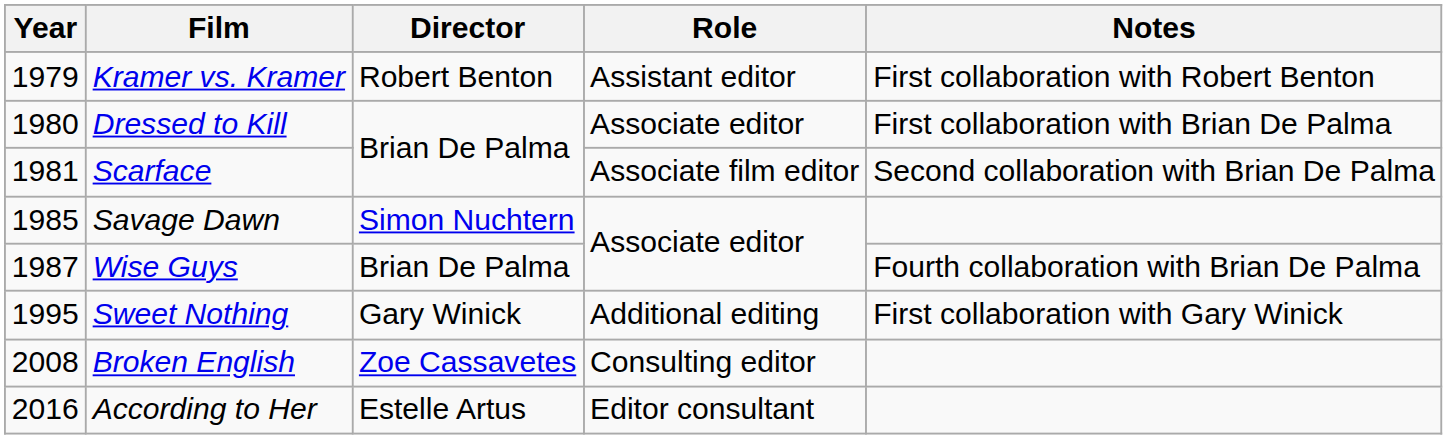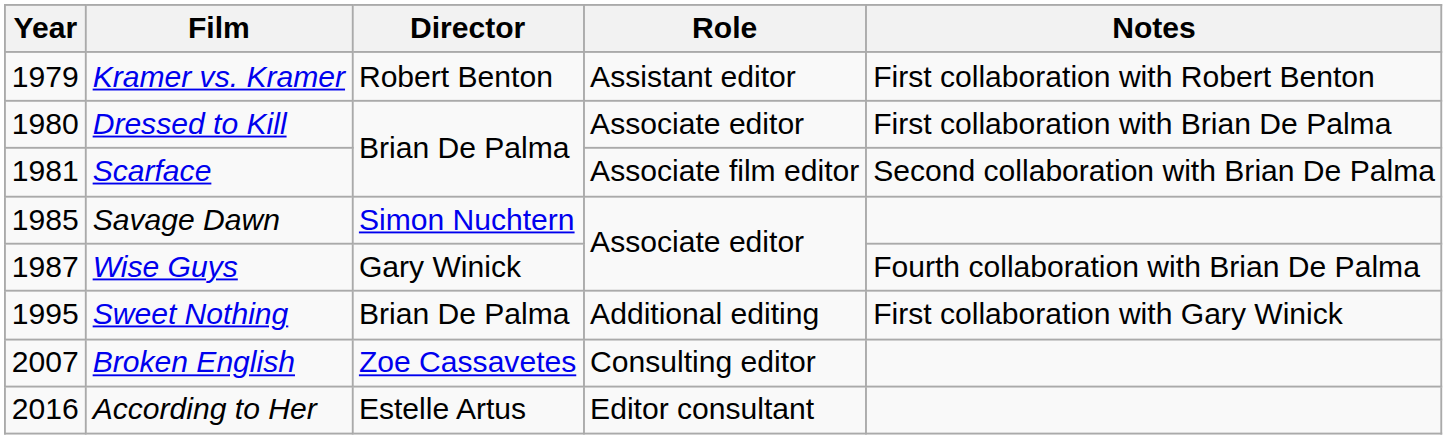(464, 266) Brian De Palma -> (440, 266) Gary Winick
(440, 314) Gary Winick -> (464, 314) Brian De Palma
(45, 362) 2008 -> (45, 362) 2007
